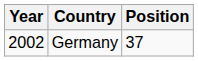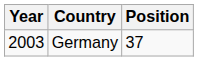(26, 42) 2002 -> (26, 42) 2003
